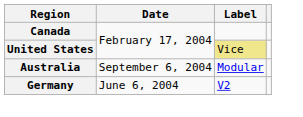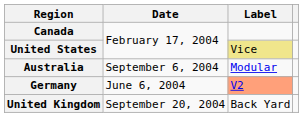(224, 85) no background -> (237, 85) lightsalmon background
+ row: (54, 103)
